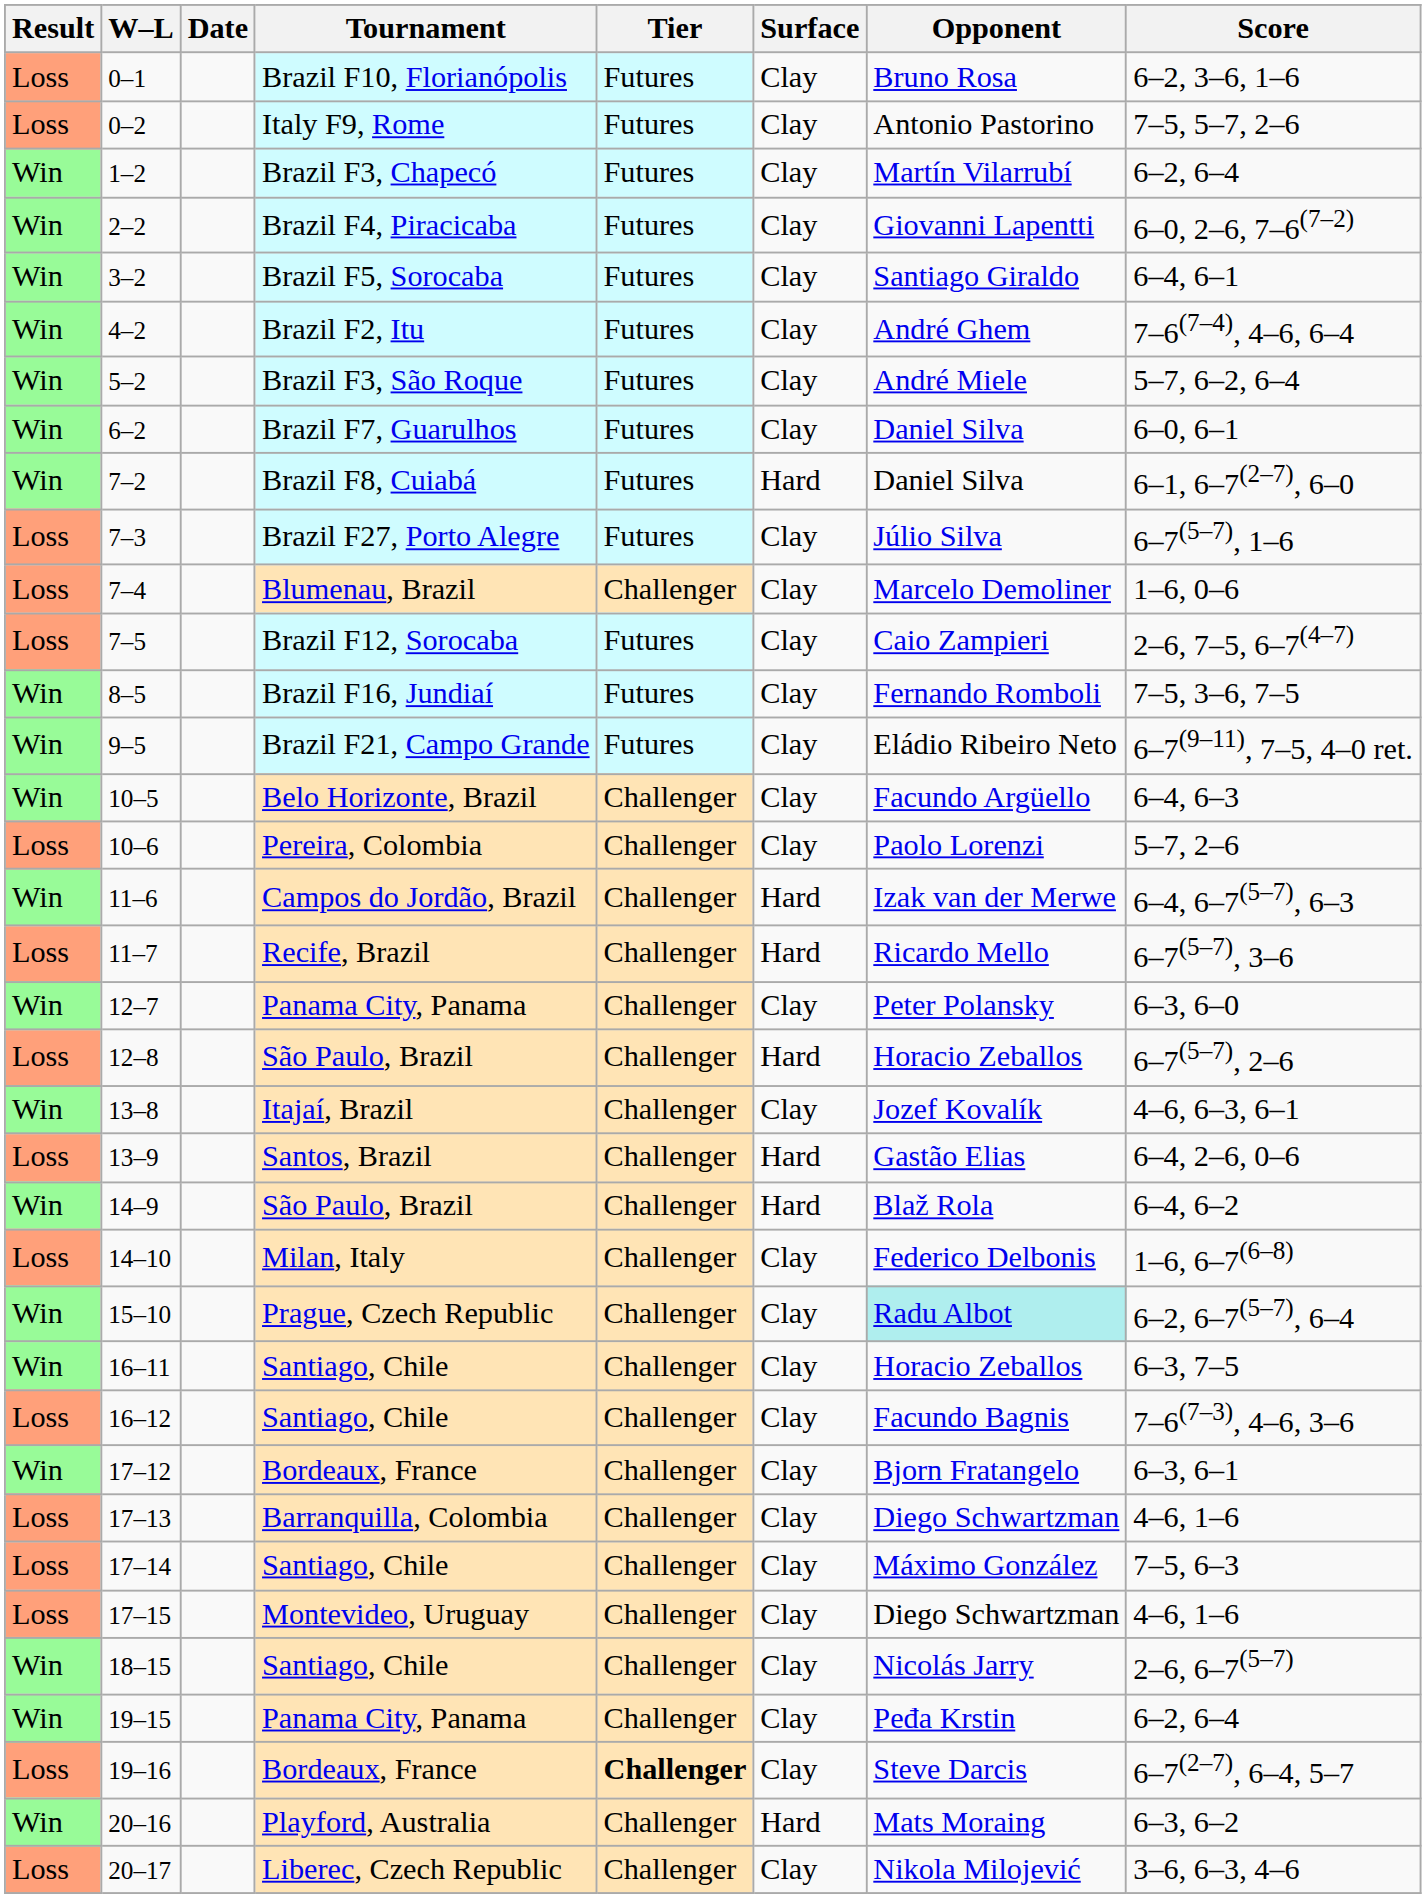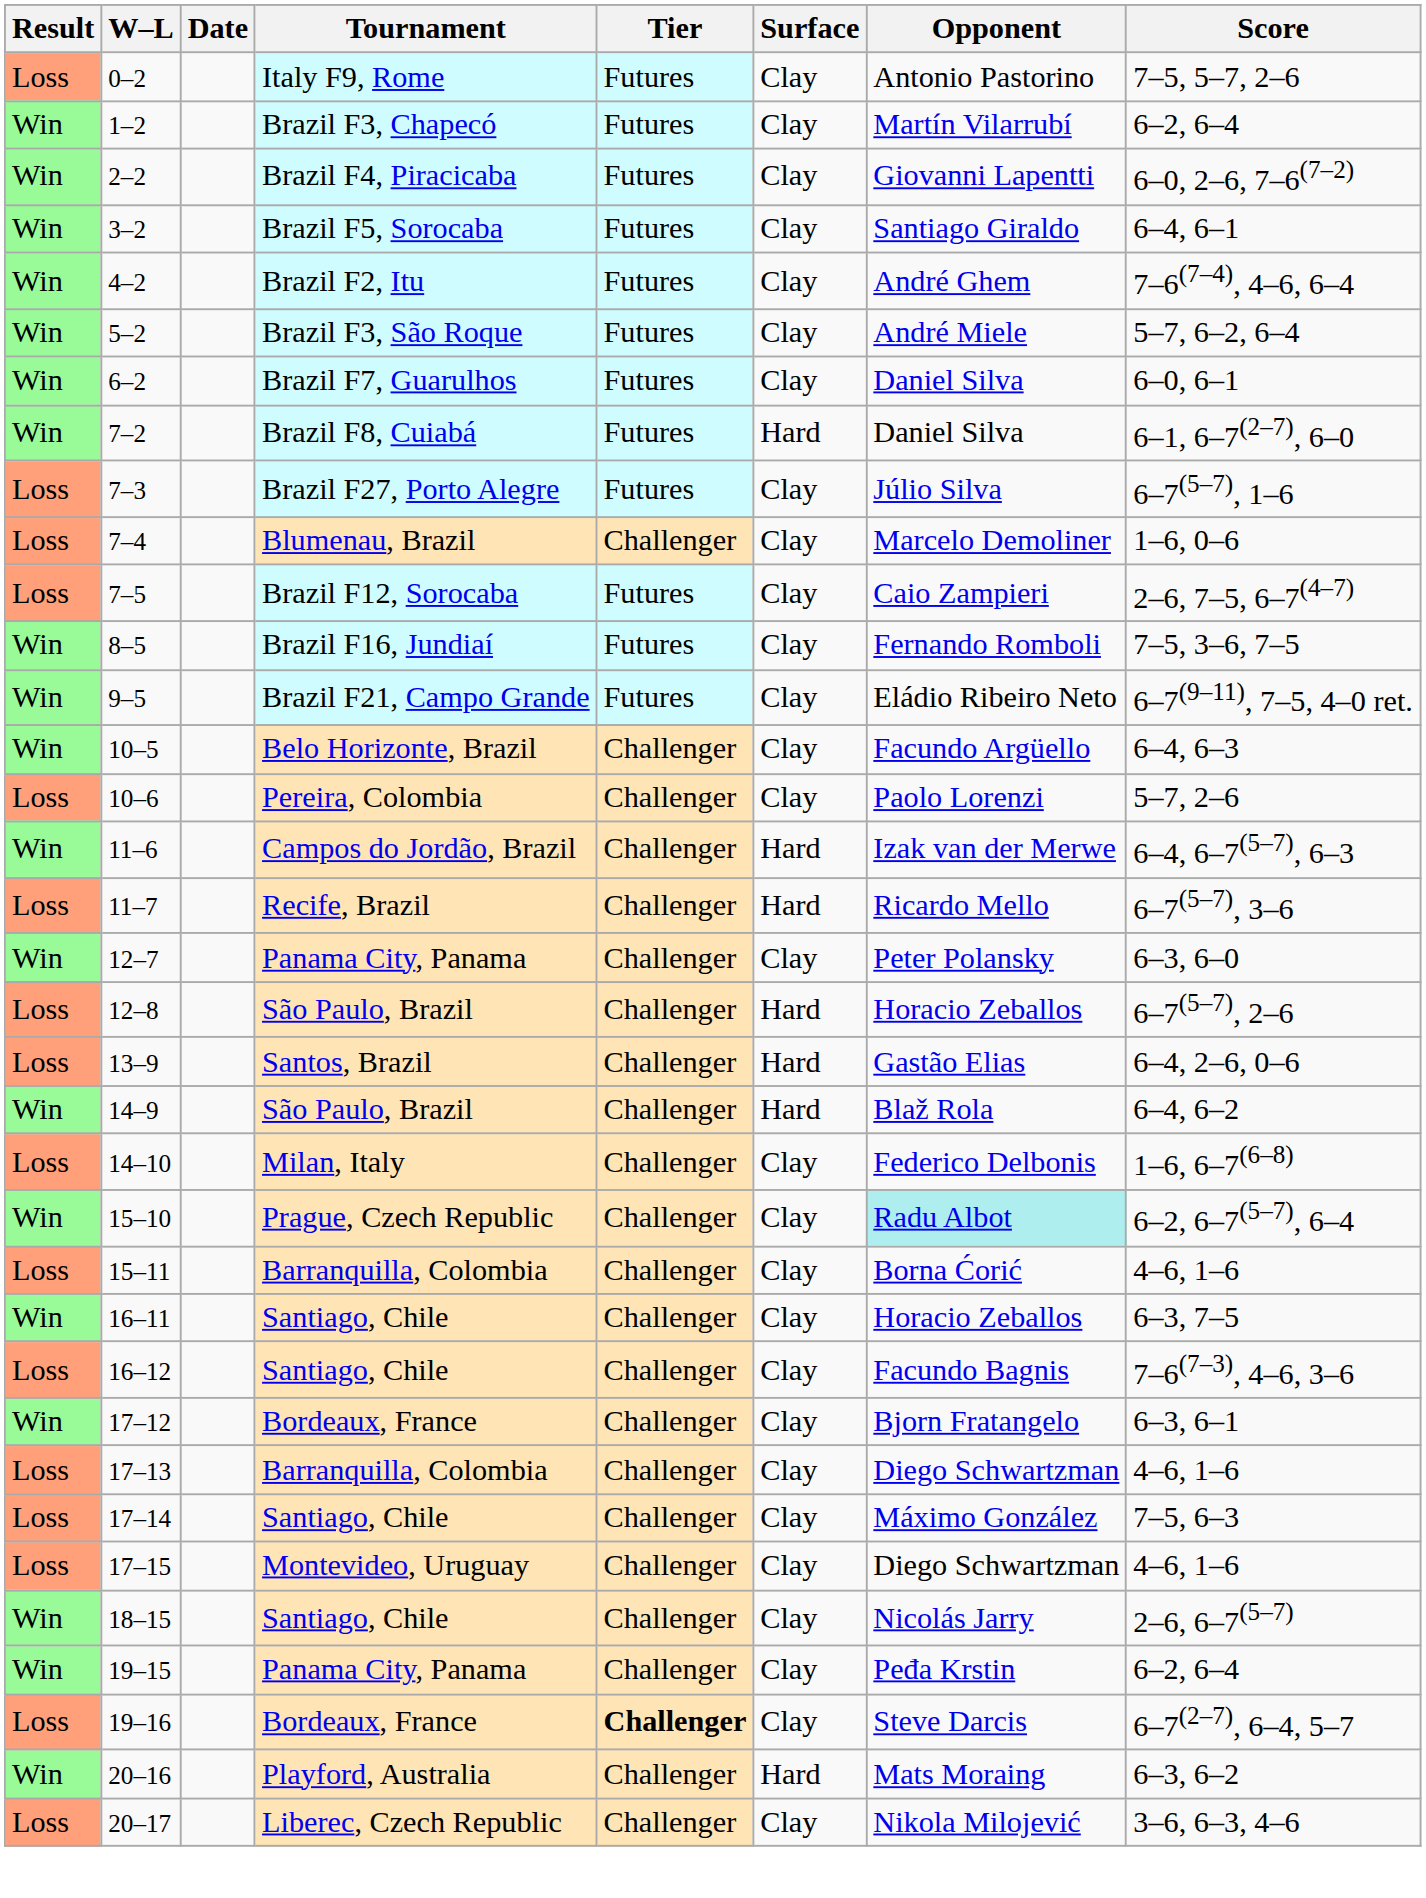- row: (127, 78)
- row: (133, 1111)
+ row: (139, 1271)
